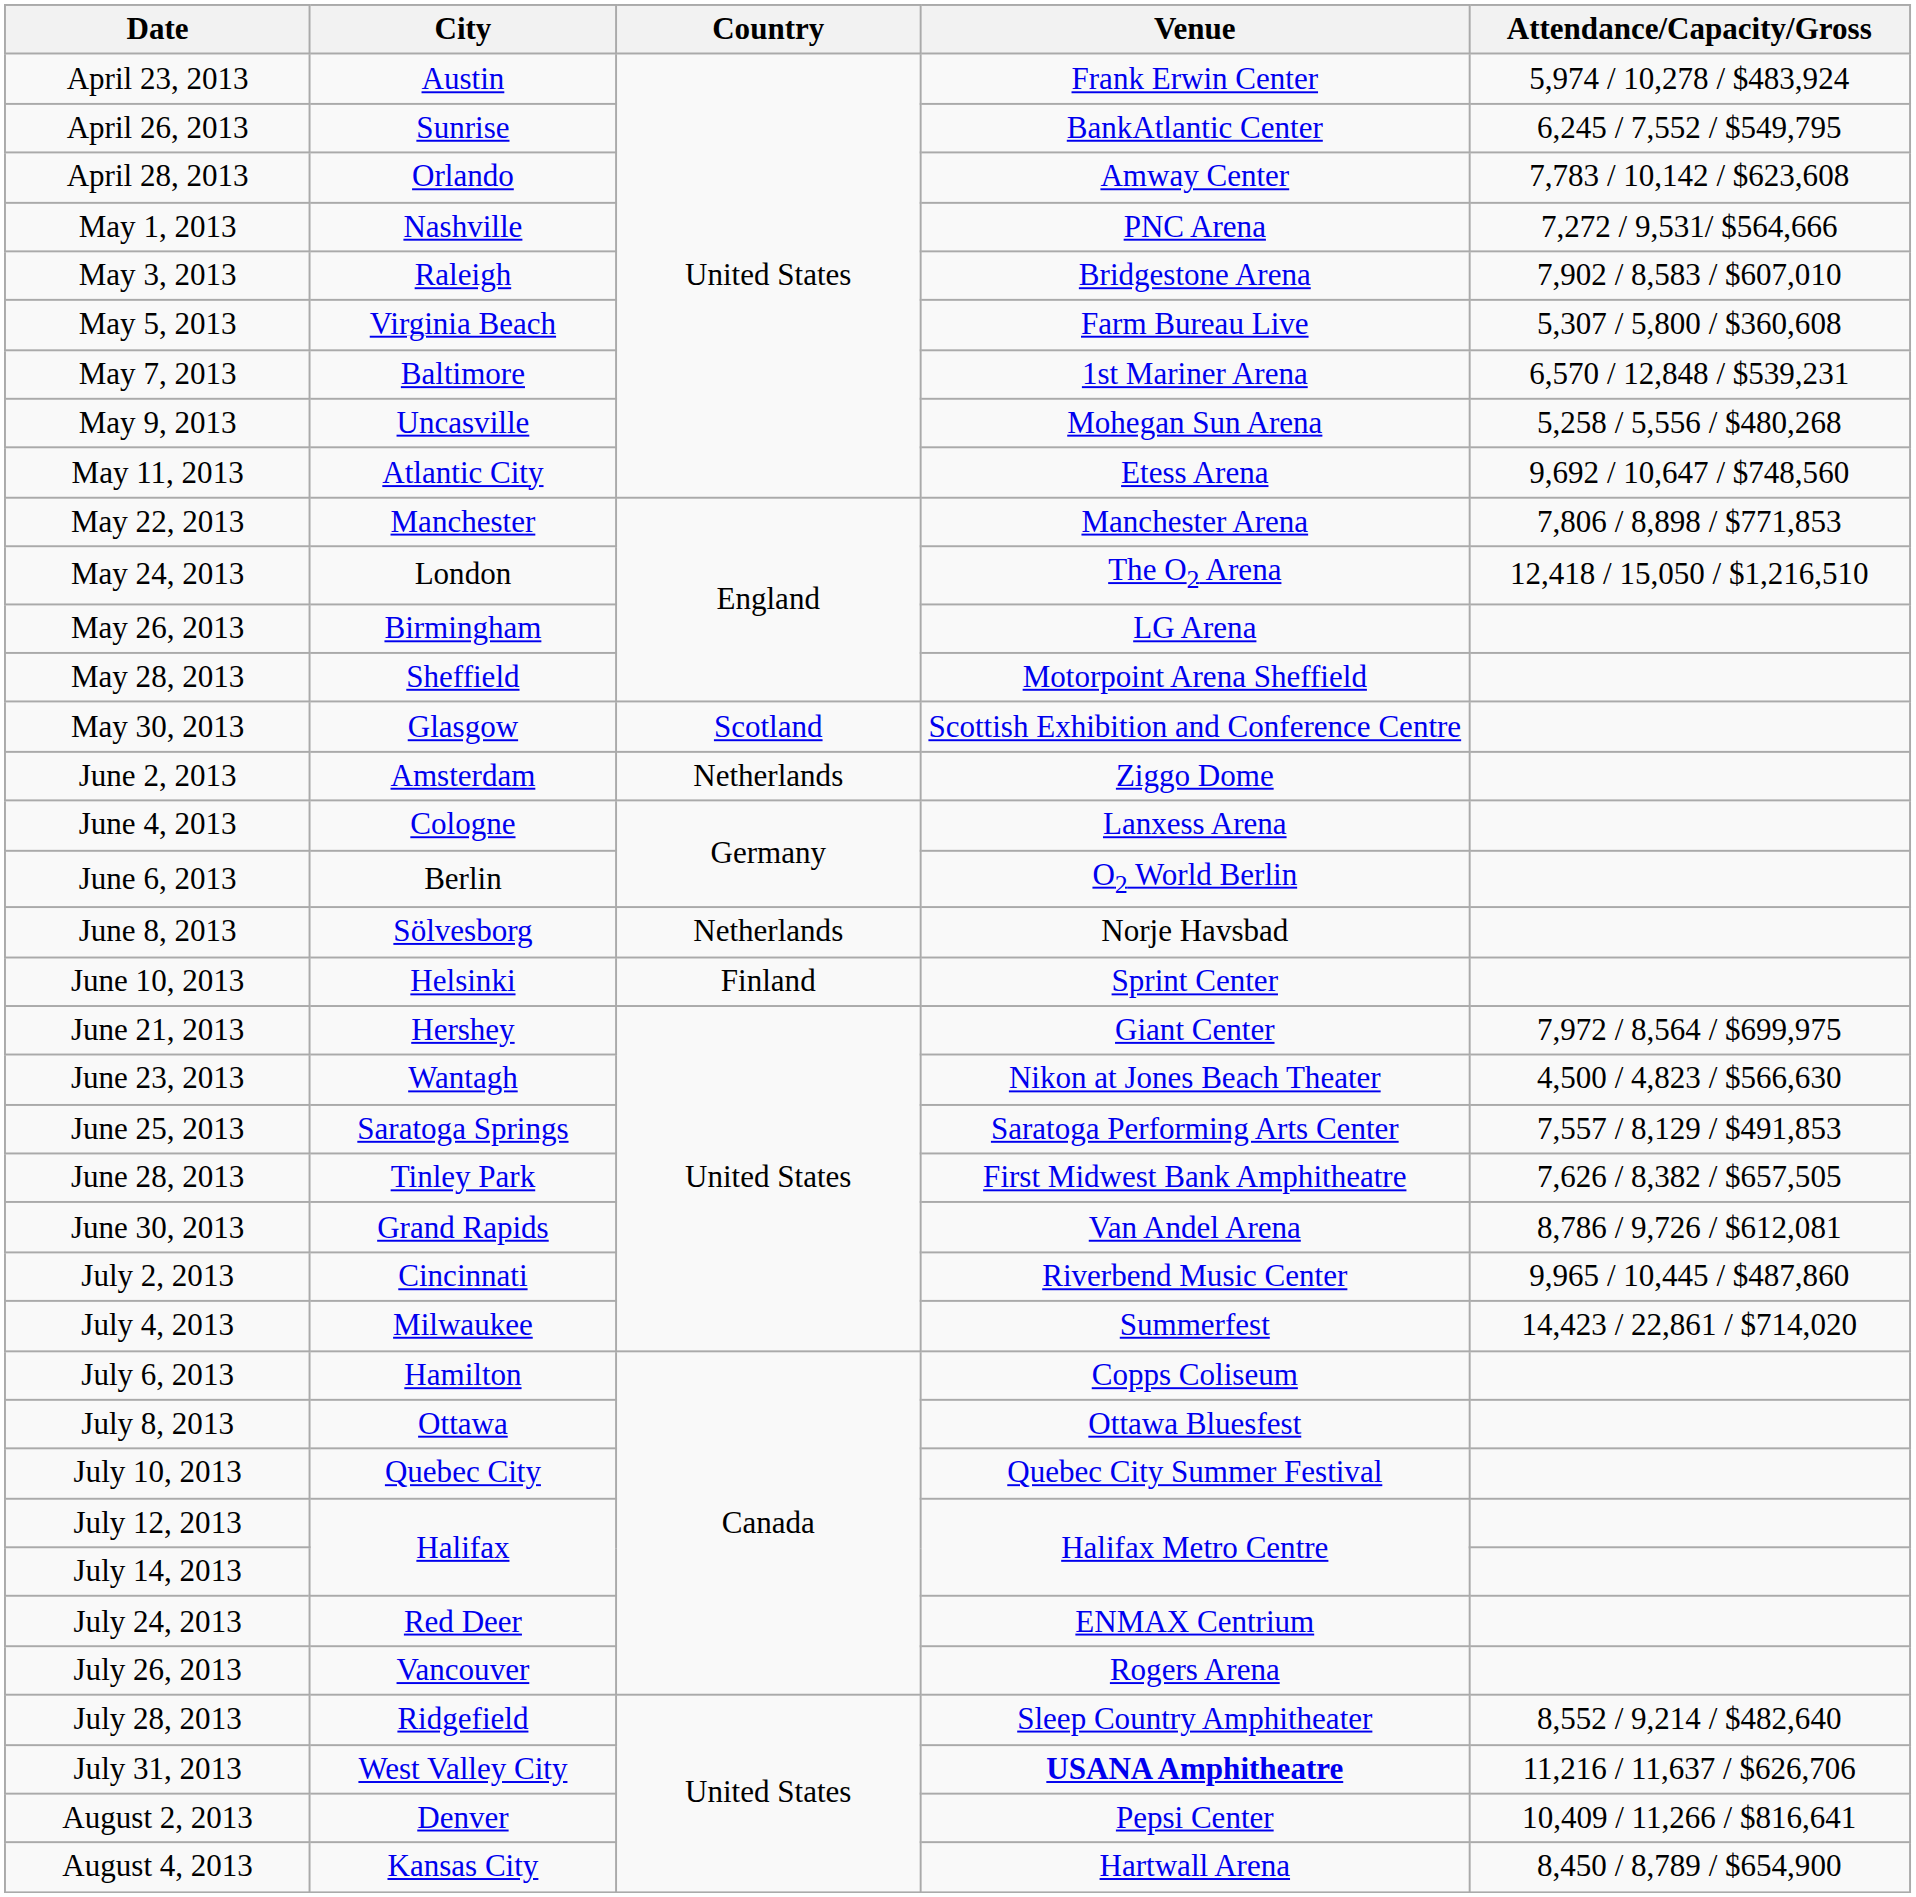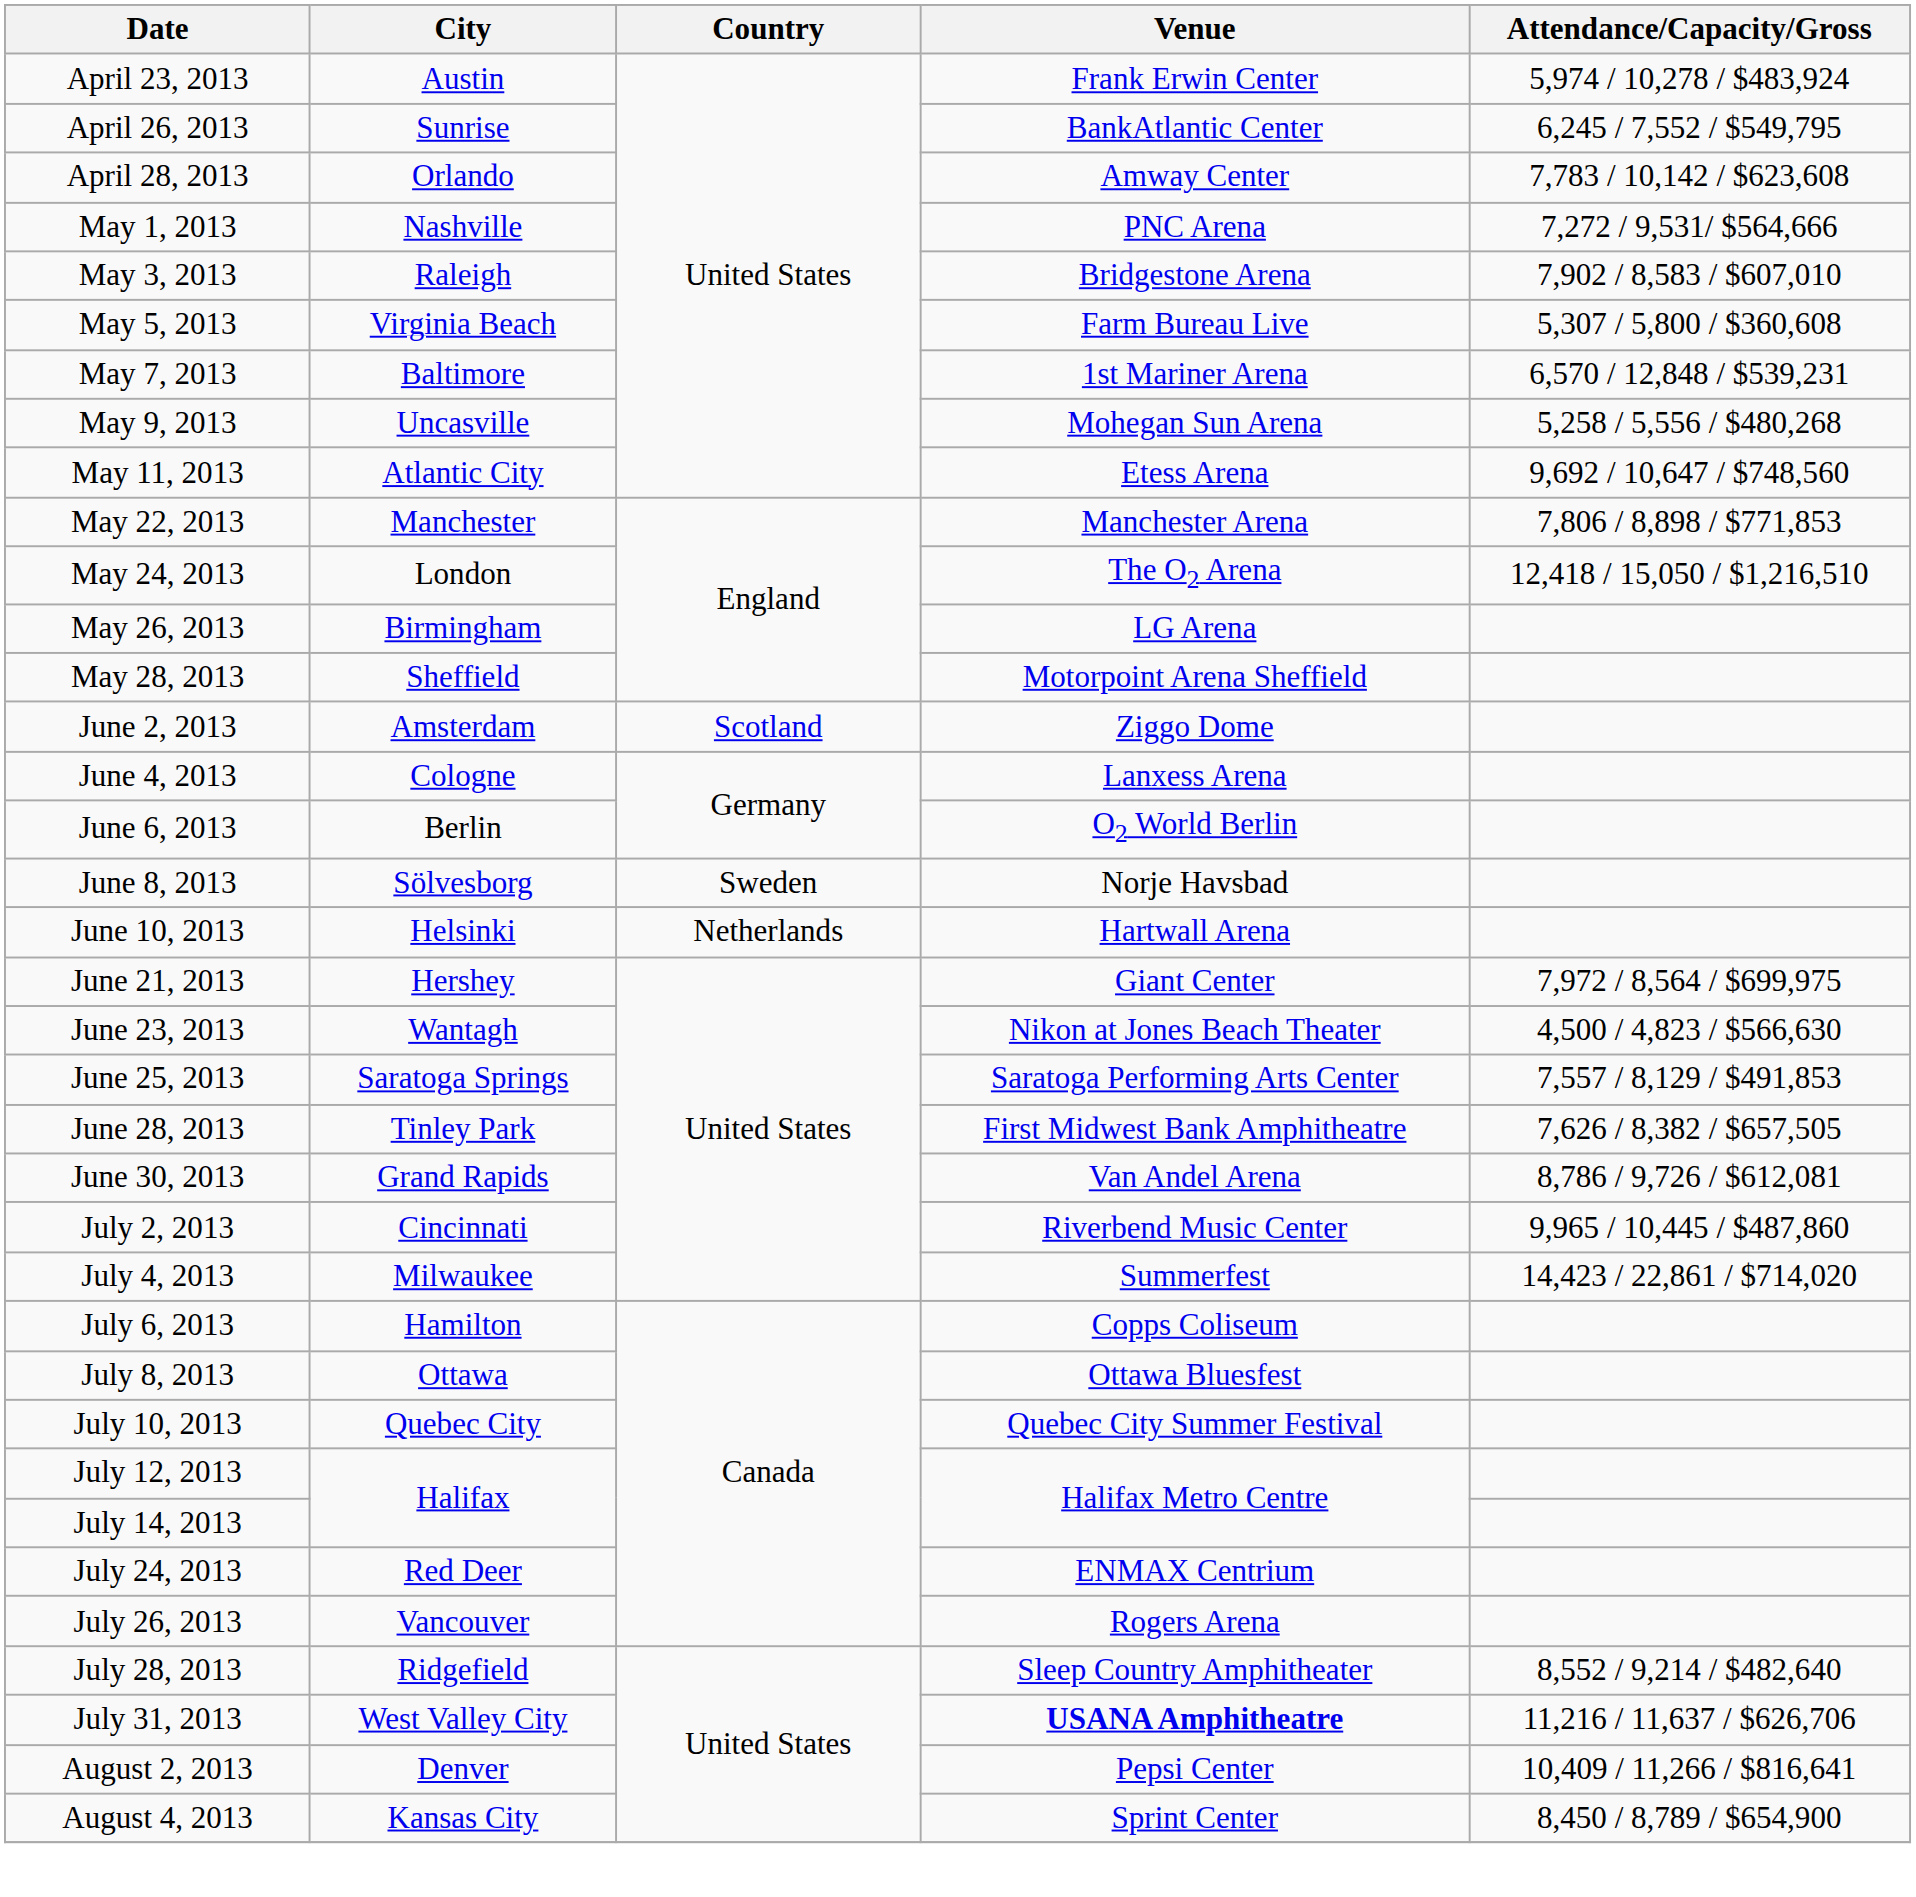- row: (158, 726)
(768, 775) Netherlands -> (768, 726) Scotland
(768, 931) Netherlands -> (768, 882) Sweden
(768, 980) Finland -> (768, 931) Netherlands
(1195, 980) Sprint Center -> (1195, 931) Hartwall Arena
(1195, 1866) Hartwall Arena -> (1195, 1817) Sprint Center
